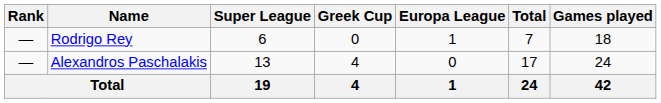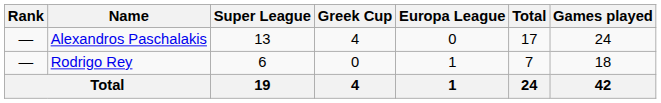rows swapped: (129, 62) <-> (92, 39)
